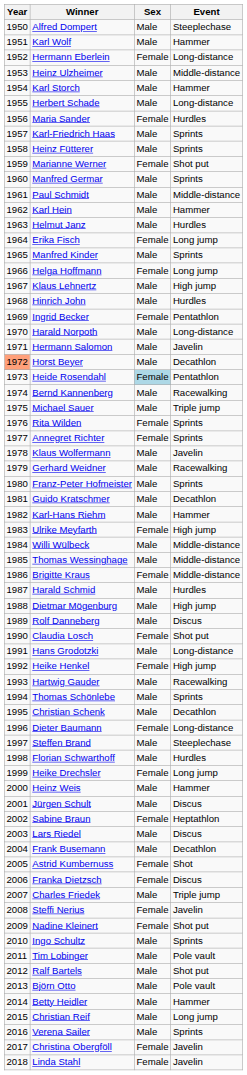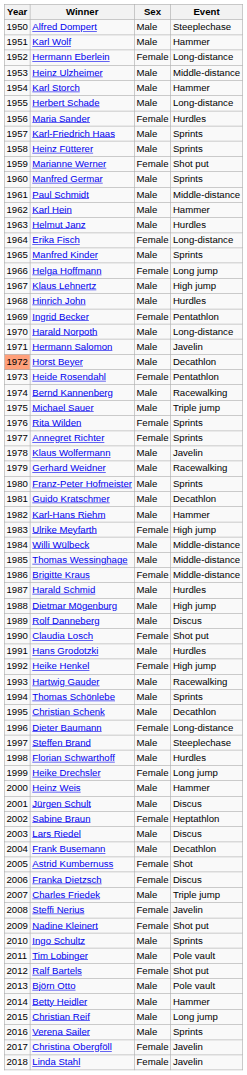(195, 240) Long jump -> (203, 240) Long-distance
(152, 377) lightblue background -> (152, 377) no background
(203, 651) Long-distance -> (189, 651) Hurdles
(147, 971) Male -> (152, 971) Female
